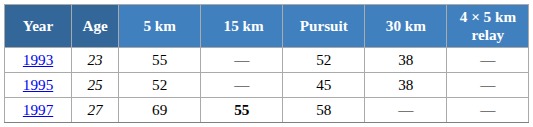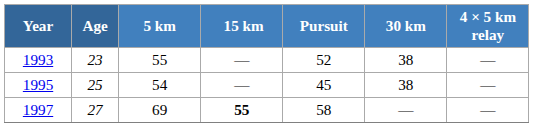(160, 85) 52 -> (160, 85) 54
